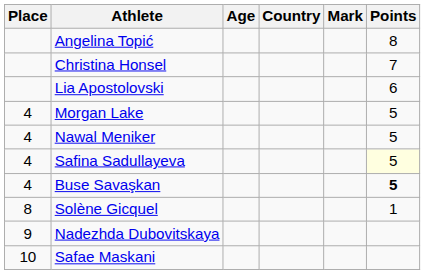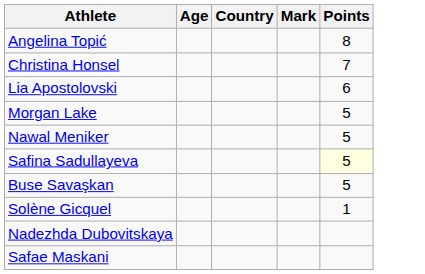- column: (28, 16)
(393, 185) bold -> (346, 185) normal
